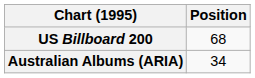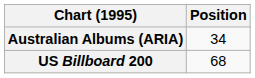rows swapped: (96, 61) <-> (96, 38)
